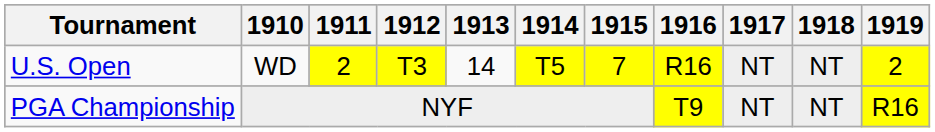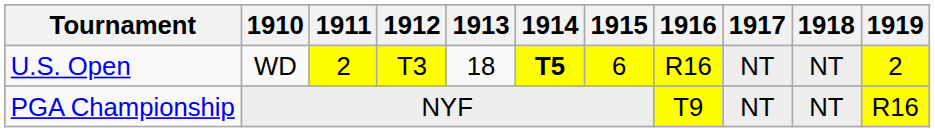(481, 66) 14 -> (481, 66) 18
(550, 66) normal -> (550, 66) bold
(619, 66) 7 -> (619, 66) 6
